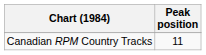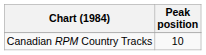(178, 41) 11 -> (178, 41) 10
